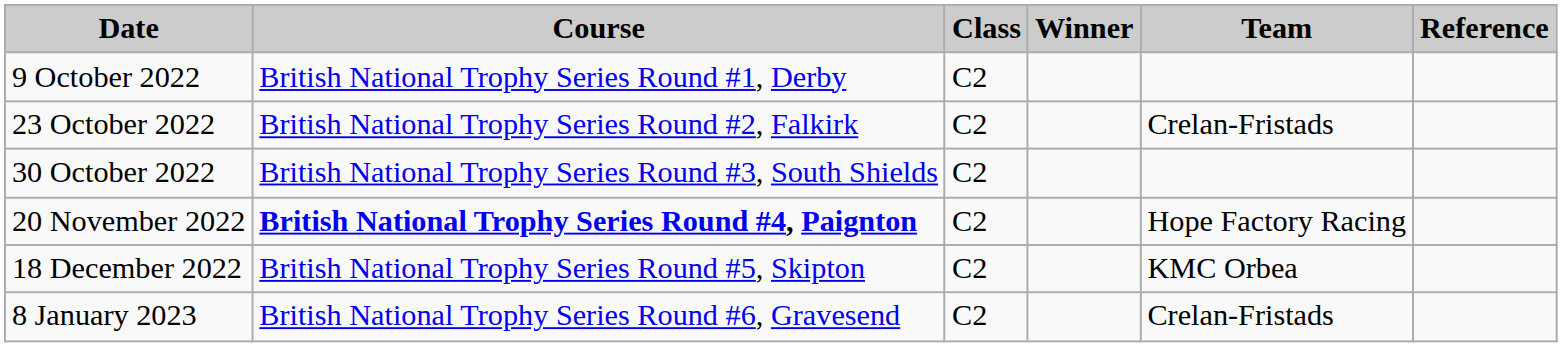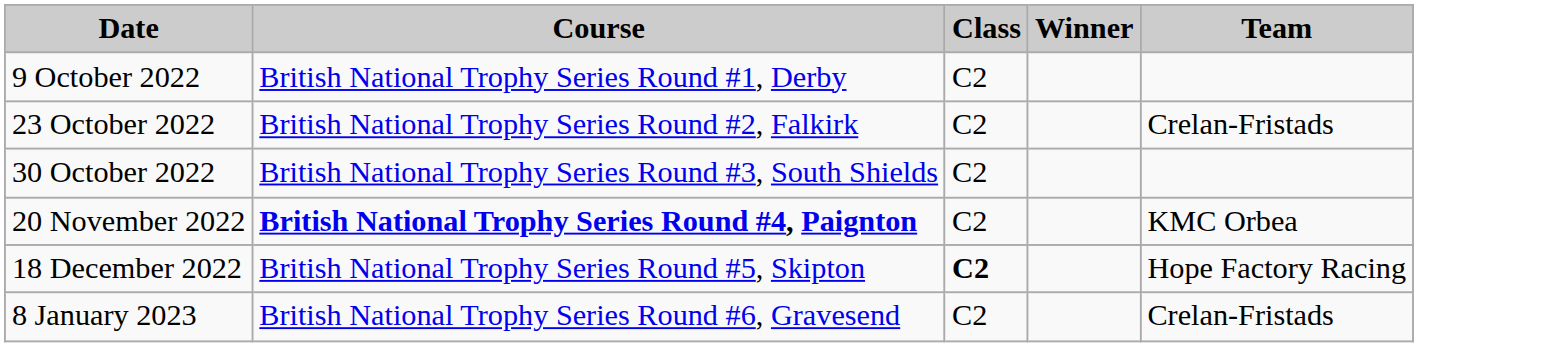- column: (1484, 28)
(1277, 220) Hope Factory Racing -> (1223, 220) KMC Orbea
(970, 268) normal -> (971, 268) bold
(1223, 268) KMC Orbea -> (1277, 268) Hope Factory Racing
